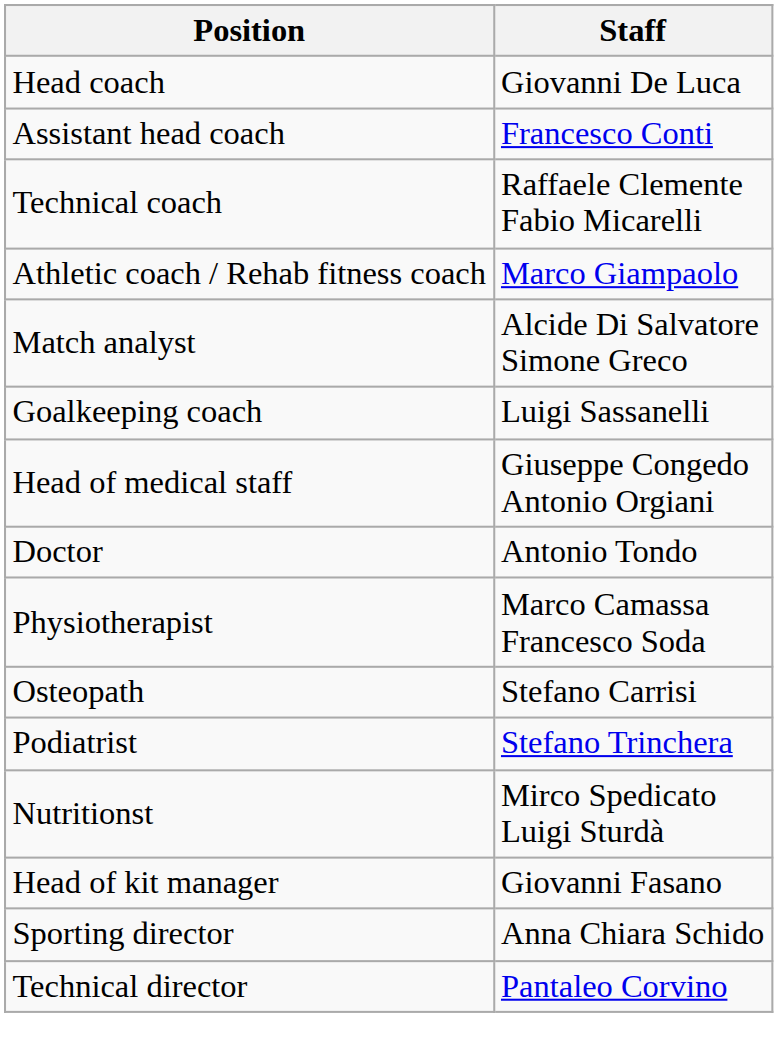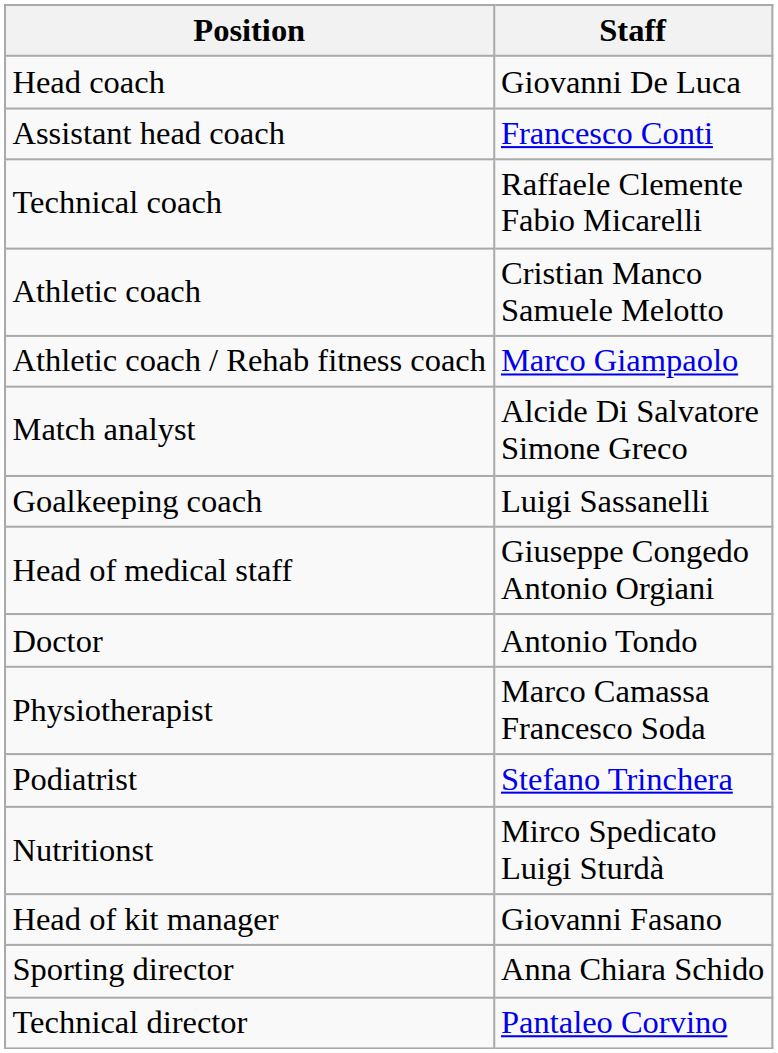+ row: (107, 291)
- row: (78, 691)
